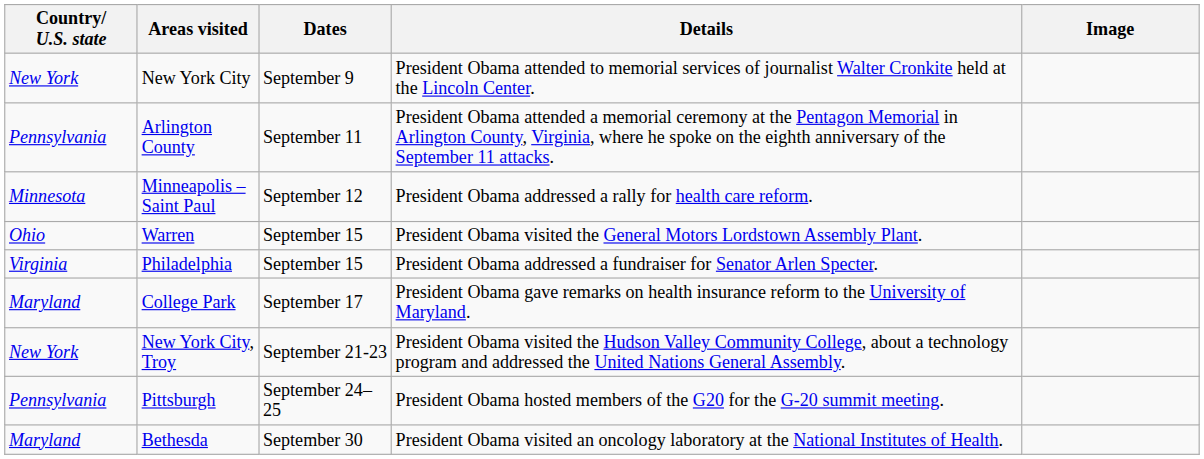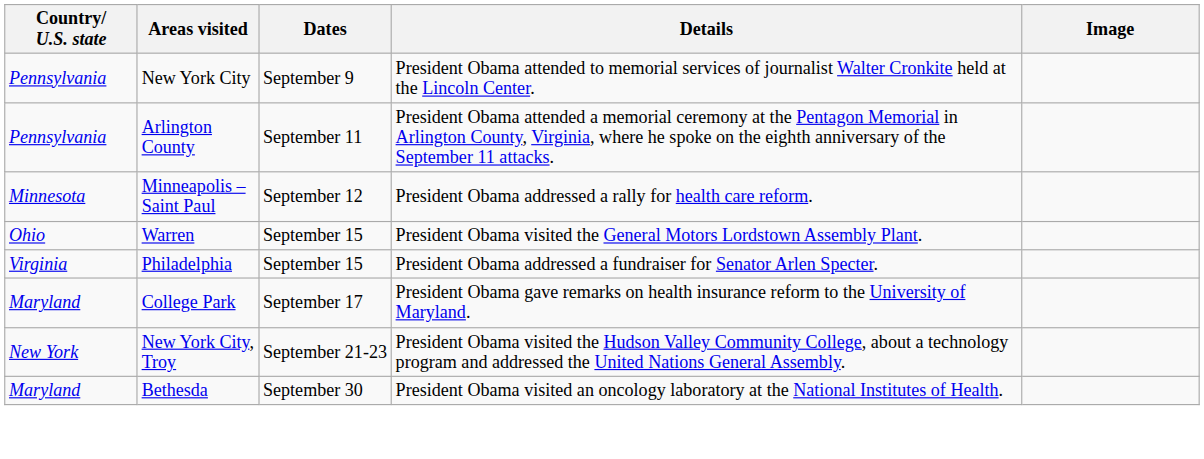(44, 78) New York -> (58, 78) Pennsylvania
- row: (179, 400)
